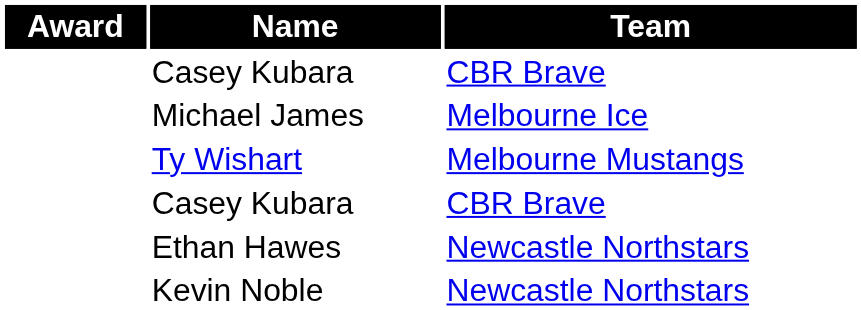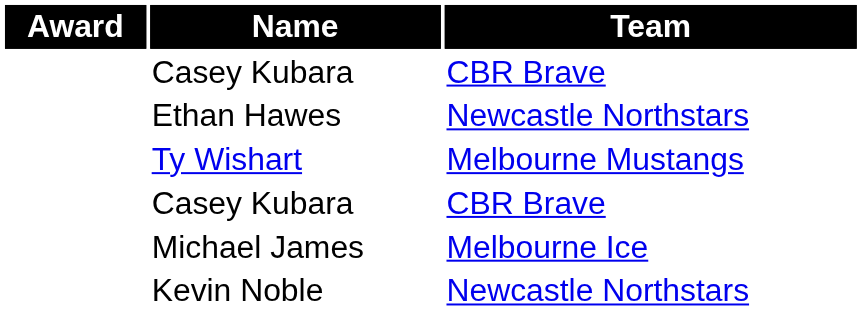rows swapped: (258, 115) <-> (246, 247)
